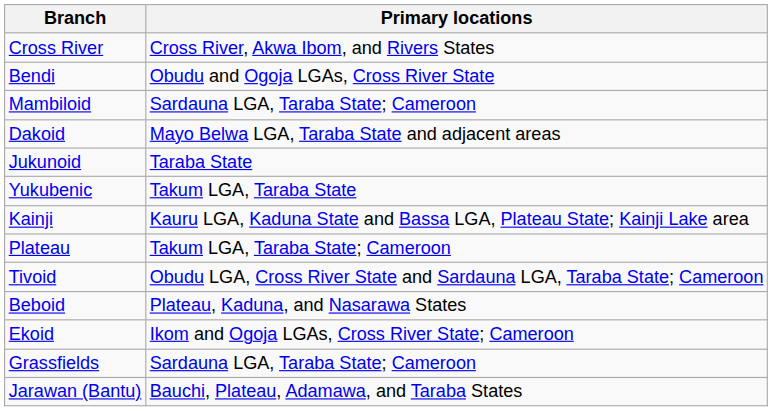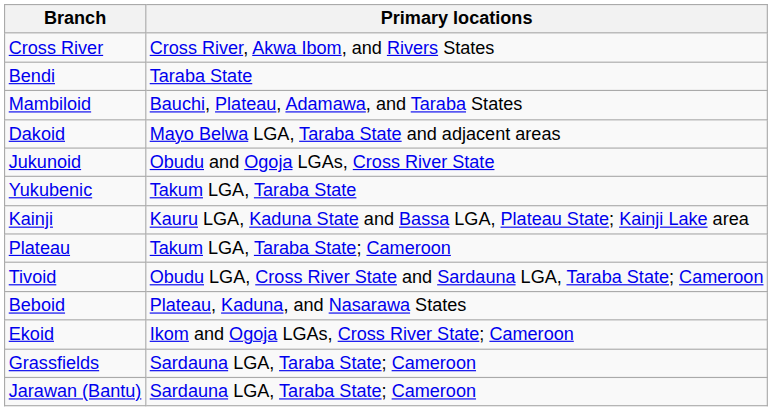(322, 76) Obudu and Ogoja LGAs, Cross River State -> (201, 76) Taraba State
(313, 104) Sardauna LGA, Taraba State; Cameroon -> (336, 104) Bauchi, Plateau, Adamawa, and Taraba States
(201, 162) Taraba State -> (322, 162) Obudu and Ogoja LGAs, Cross River State
(336, 391) Bauchi, Plateau, Adamawa, and Taraba States -> (313, 391) Sardauna LGA, Taraba State; Cameroon
